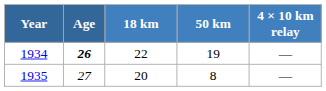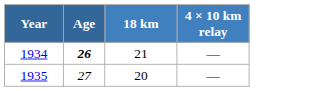- column: (213, 23)
(141, 53) 22 -> (141, 53) 21
